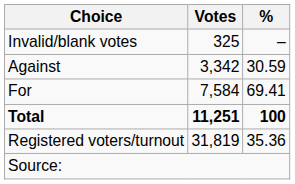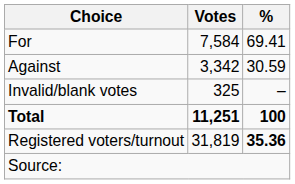rows swapped: (20, 91) <-> (73, 41)
(266, 141) normal -> (266, 141) bold
